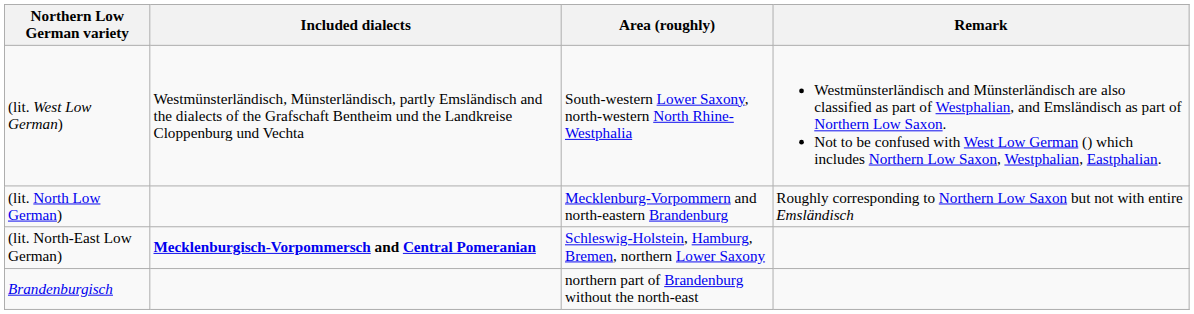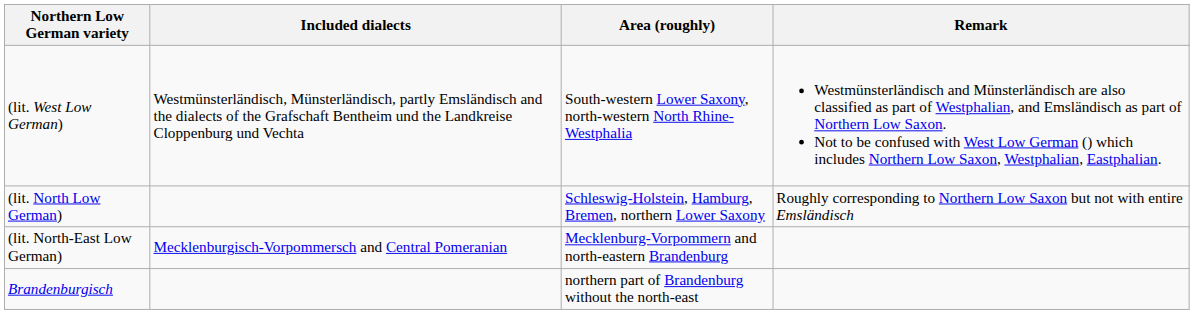(661, 206) Mecklenburg-Vorpommern and north-eastern Brandenburg -> (665, 206) Schleswig-Holstein, Hamburg, Bremen, northern Lower Saxony
(345, 247) bold -> (330, 247) normal
(665, 247) Schleswig-Holstein, Hamburg, Bremen, northern Lower Saxony -> (661, 247) Mecklenburg-Vorpommern and north-eastern Brandenburg
